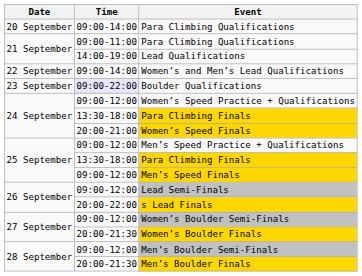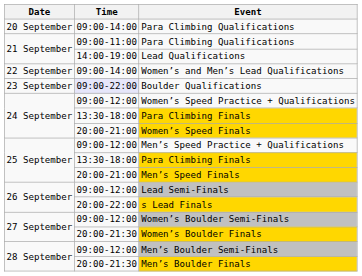(107, 175) 09:00-12:00 -> (107, 175) 20:00-21:00
